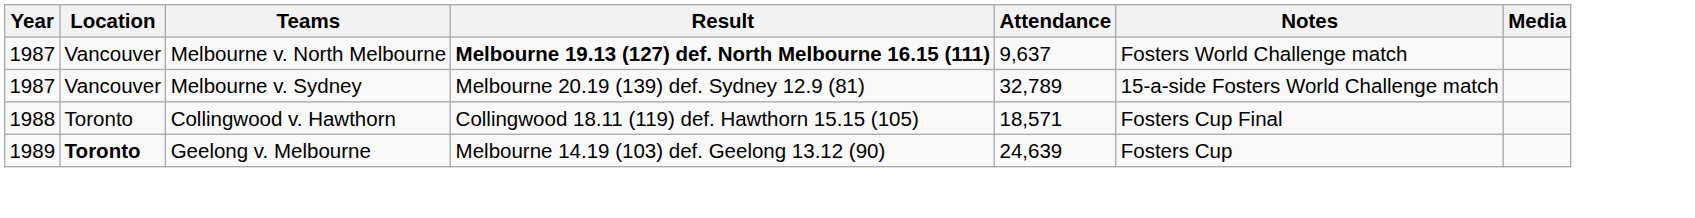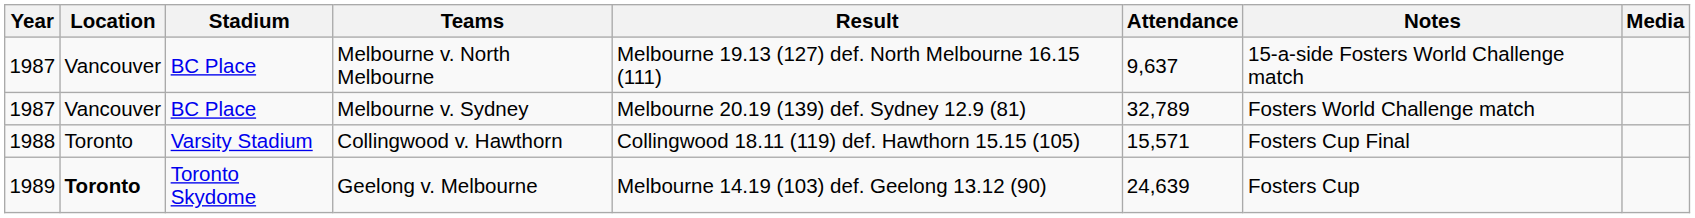+ column: (249, 21)
(723, 54) bold -> (848, 65) normal
(1264, 54) Fosters World Challenge match -> (1406, 65) 15-a-side Fosters World Challenge match
(1310, 86) 15-a-side Fosters World Challenge match -> (1391, 109) Fosters World Challenge match
(1031, 119) 18,571 -> (1158, 142) 15,571
